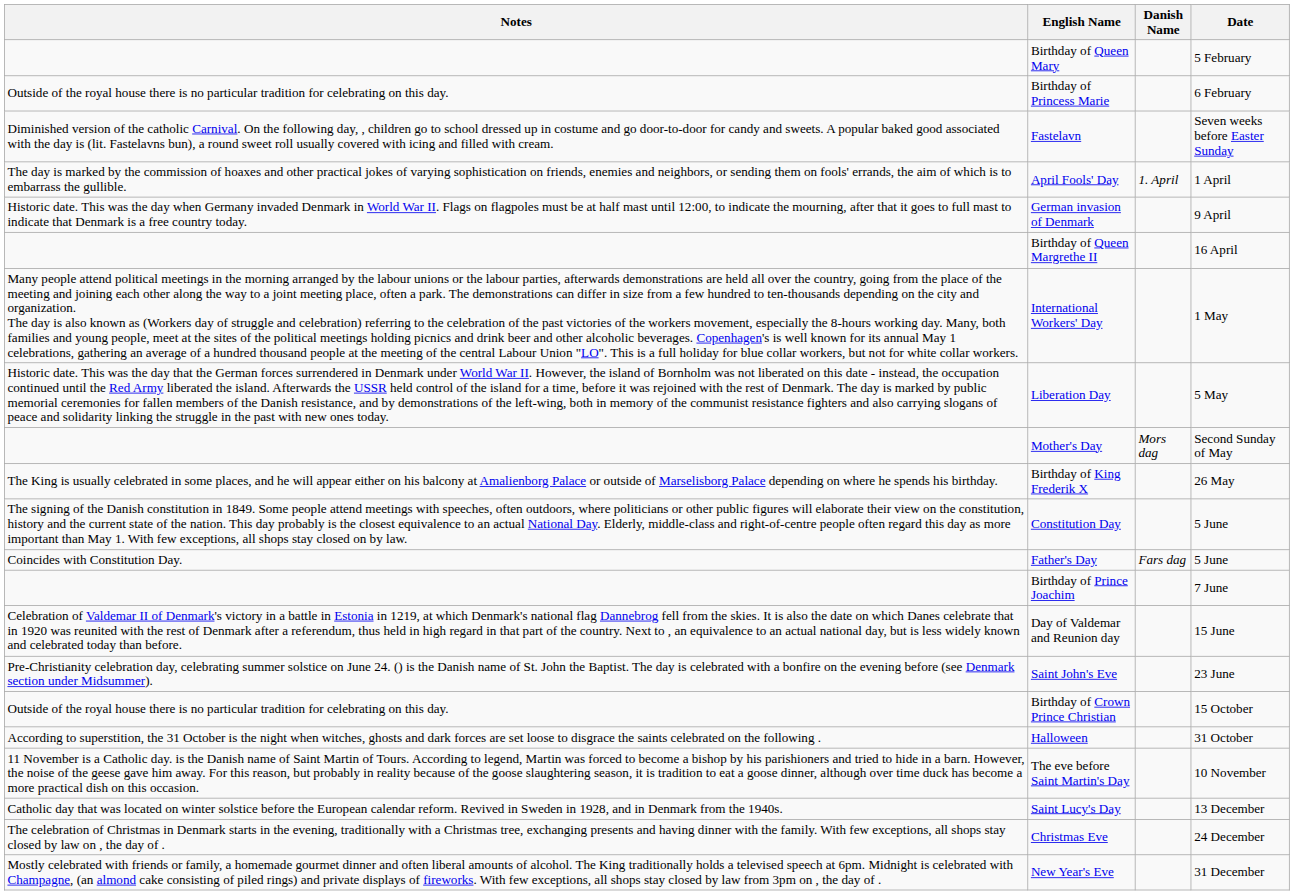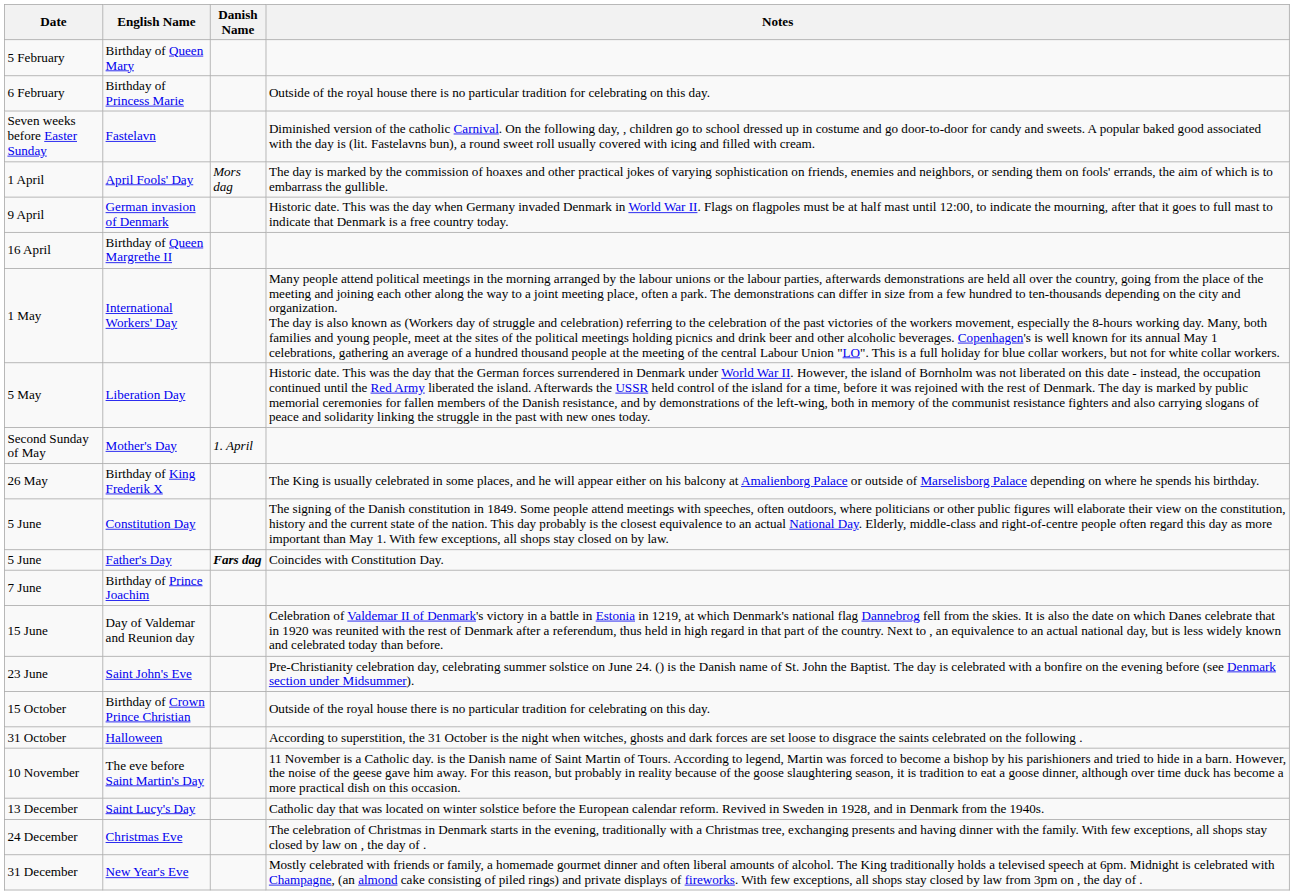columns swapped: (1240, 22) <-> (516, 22)
(1158, 179) 1. April -> (227, 179) Mors dag
(1152, 445) Mors dag -> (233, 445) 1. April
(1162, 559) normal -> (237, 559) bold
